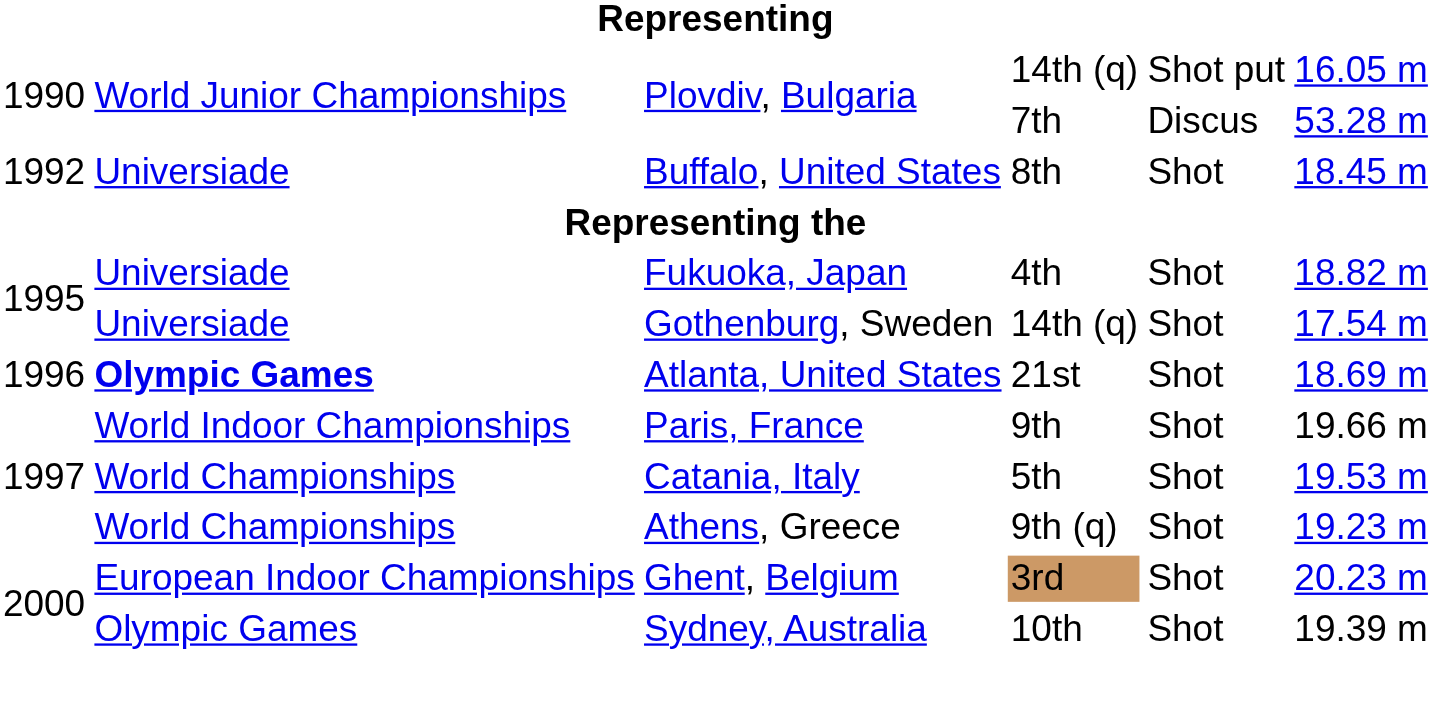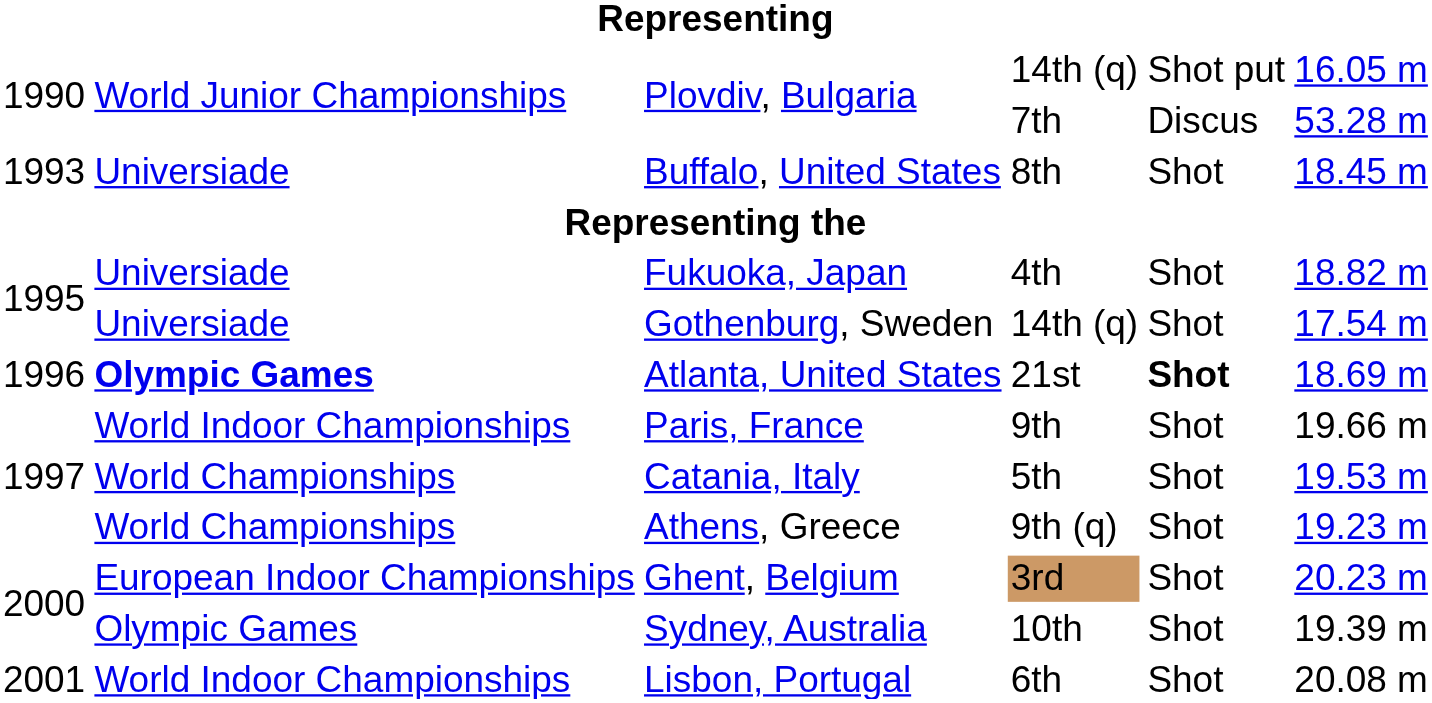(44, 171) 1992 -> (44, 171) 1993
(1185, 374) normal -> (1188, 374) bold
+ row: (778, 679)
